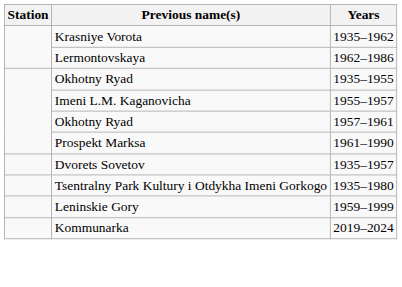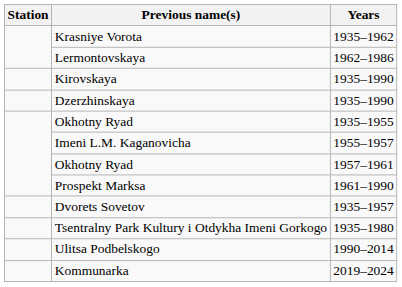+ row: (86, 79)
+ row: (95, 100)
- row: (97, 206)
+ row: (107, 249)
